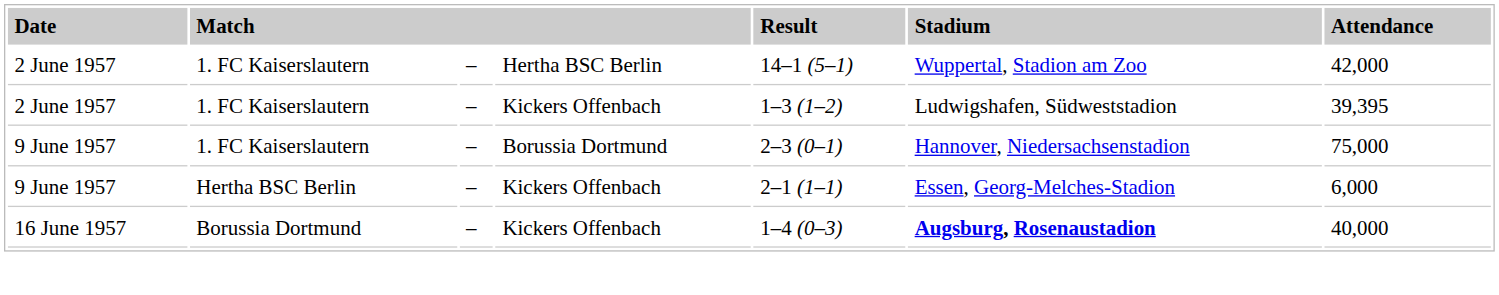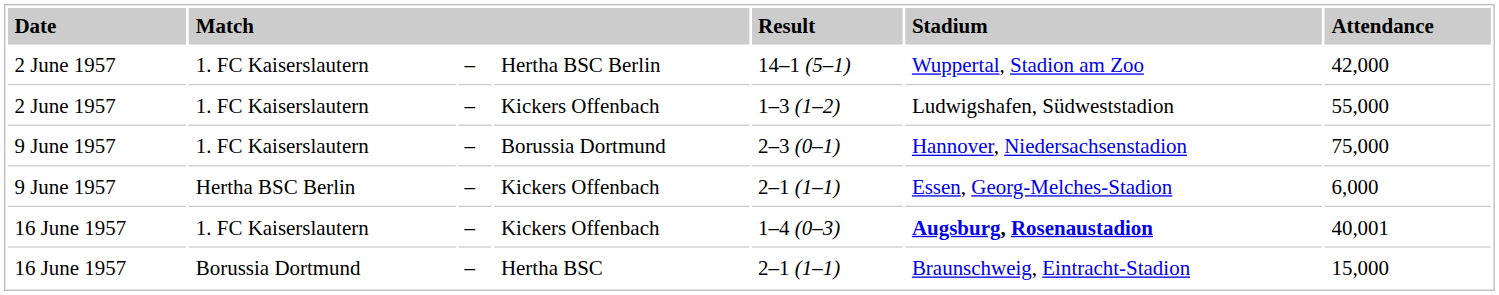(1360, 106) 39,395 -> (1360, 106) 55,000
(279, 227) Borussia Dortmund -> (282, 227) 1. FC Kaiserslautern
(1360, 227) 40,000 -> (1360, 227) 40,001
+ row: (70, 268)
